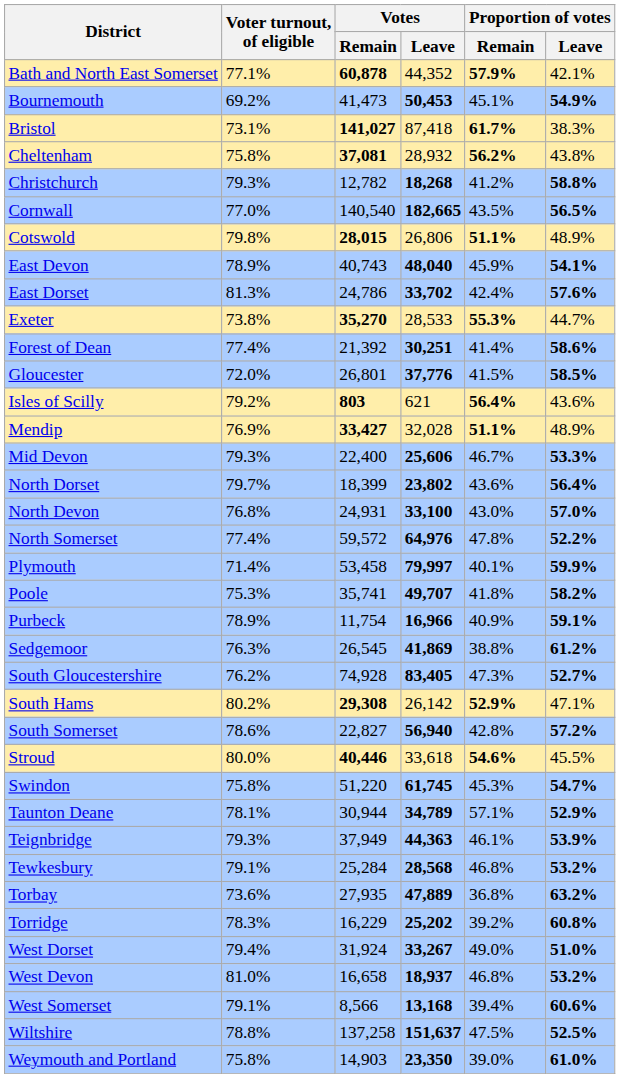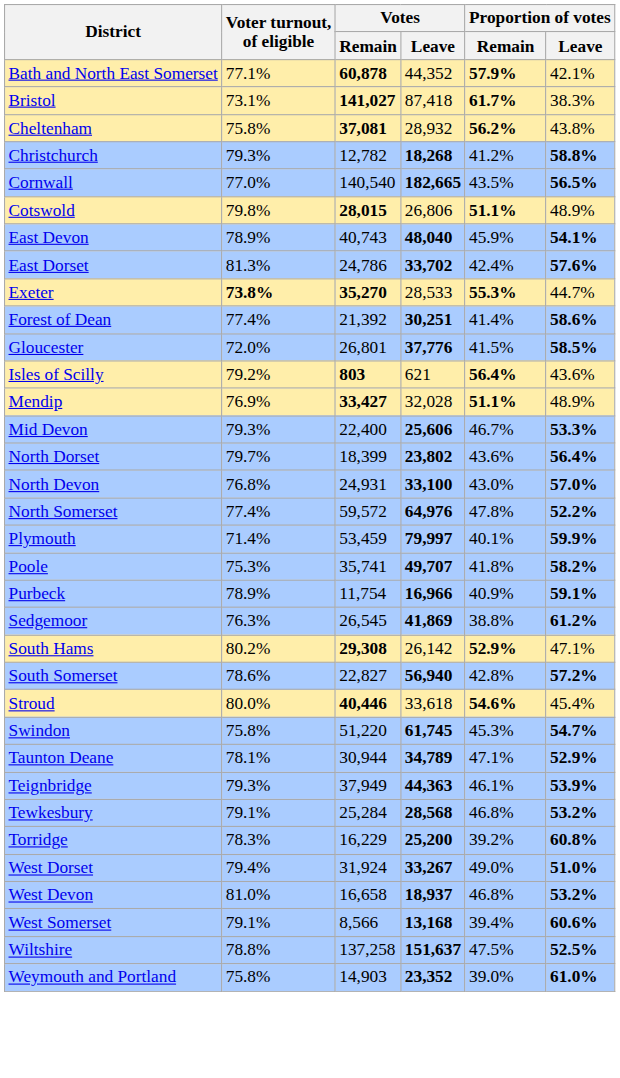- row: (56, 100)
(248, 319) normal -> (249, 292) bold
(363, 566) 53,458 -> (363, 538) 53,459
- row: (85, 675)
(572, 758) 45.5% -> (572, 703) 45.4%
(491, 812) 57.1% -> (491, 758) 47.1%
- row: (33, 895)
(429, 922) 25,202 -> (429, 840) 25,200
(429, 1059) 23,350 -> (429, 977) 23,352
